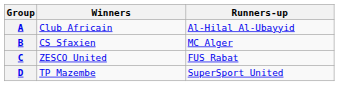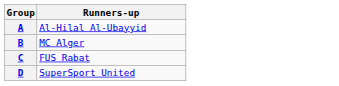- column: (111, 12)
